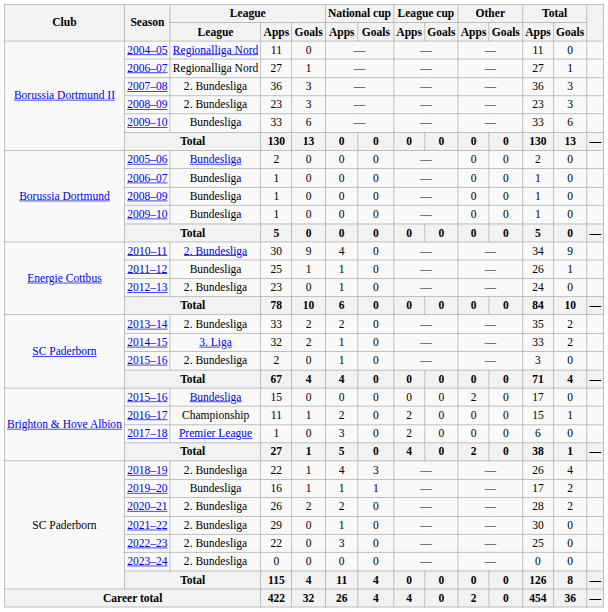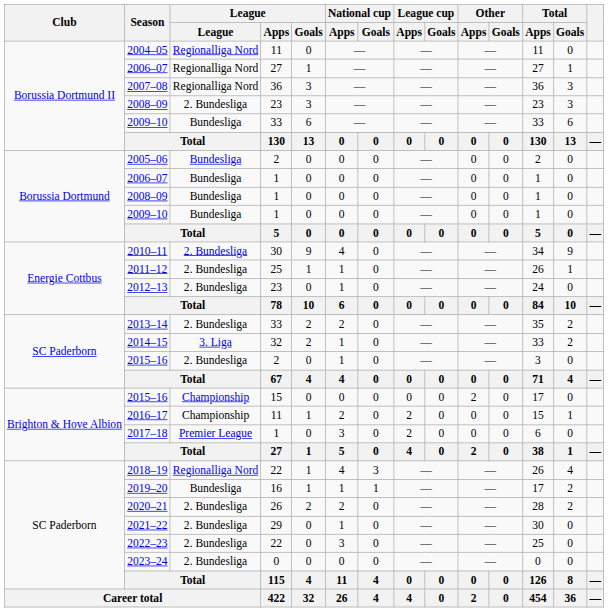(216, 86) 2. Bundesliga -> (216, 86) Regionalliga Nord
(216, 269) Bundesliga -> (216, 269) 2. Bundesliga
(216, 397) Bundesliga -> (216, 397) Championship
(216, 470) 2. Bundesliga -> (216, 470) Regionalliga Nord
